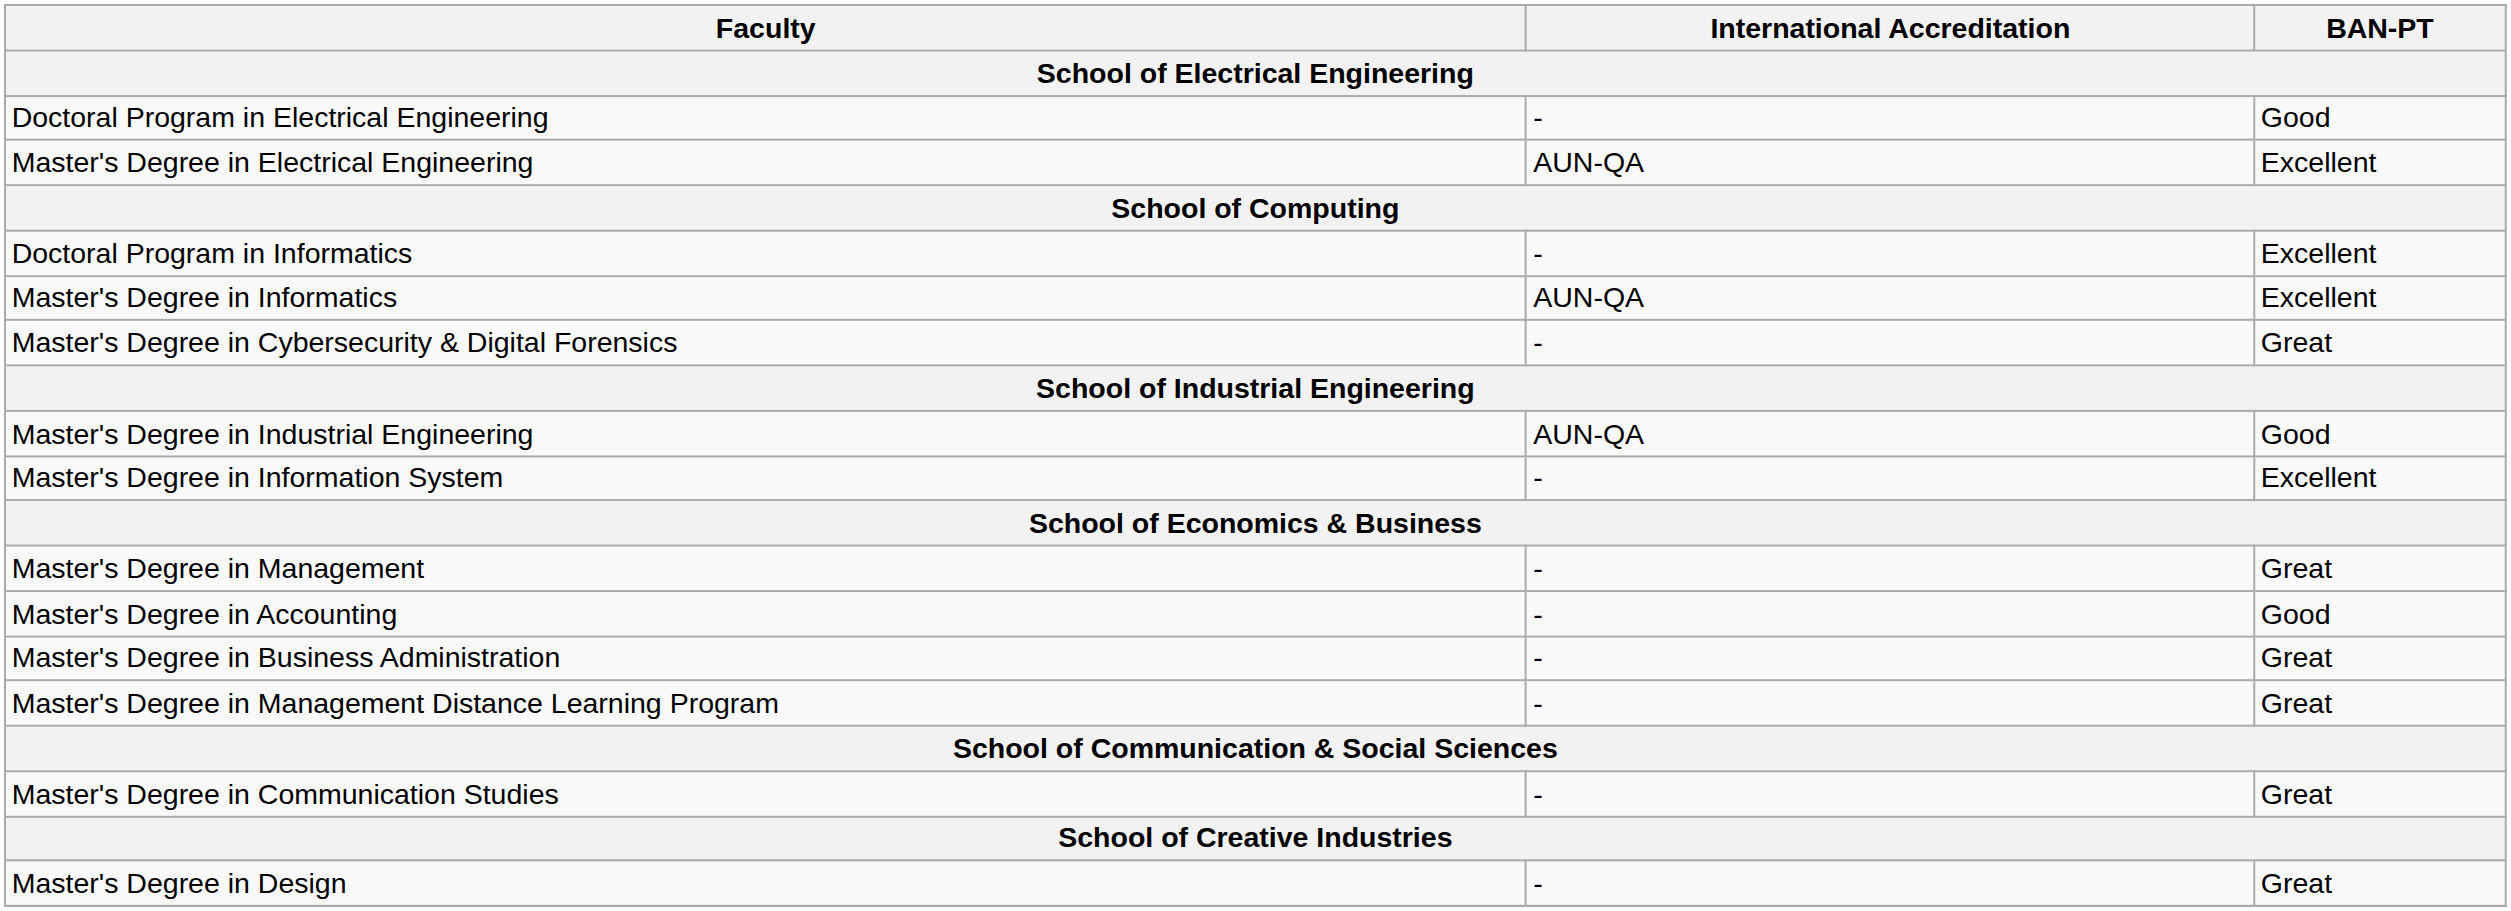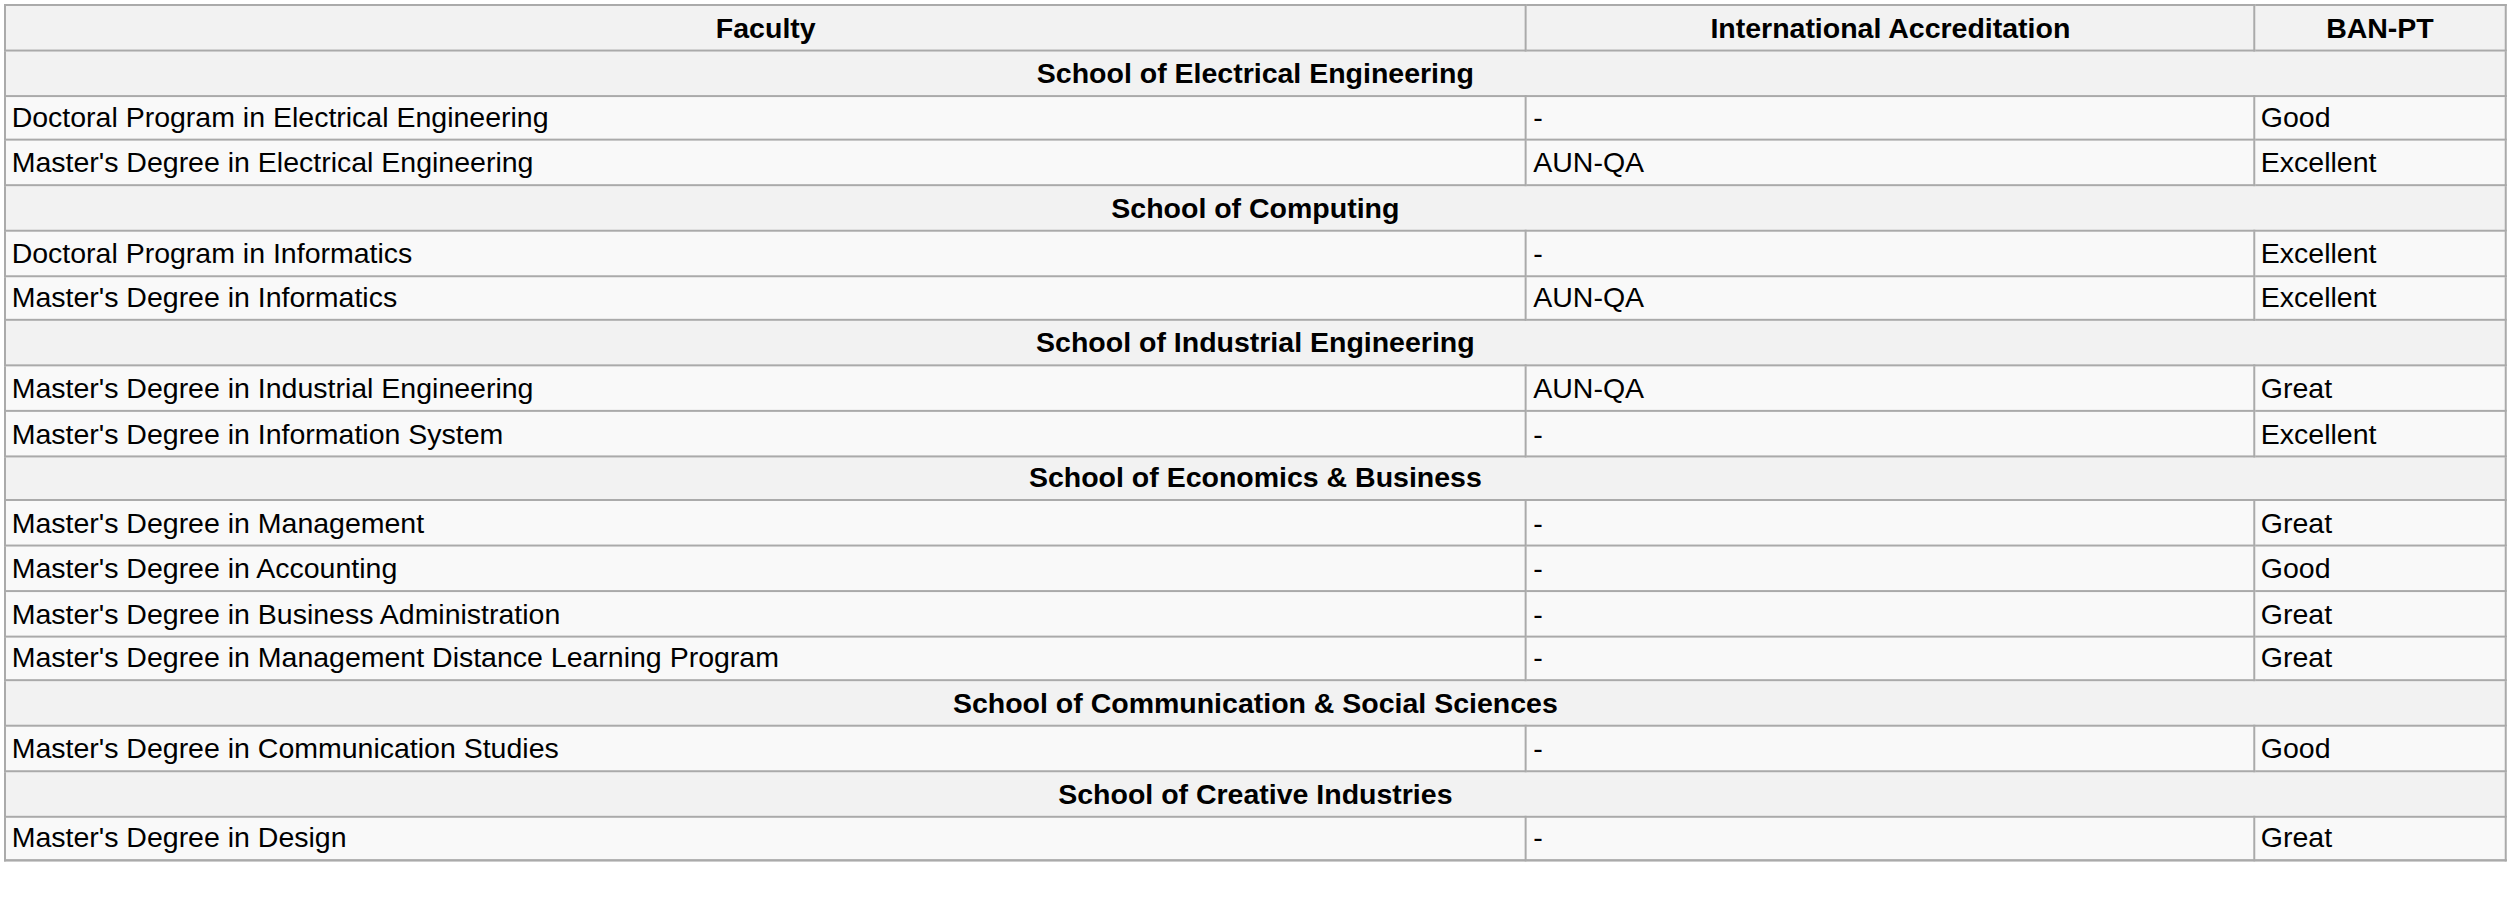- row: (345, 343)
(2296, 433) Good -> (2296, 388) Great
(2296, 794) Great -> (2296, 749) Good
